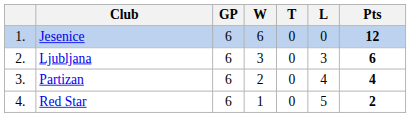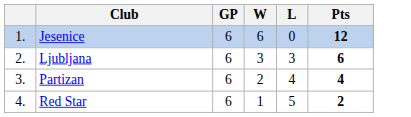- column: (292, 15)
